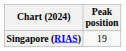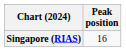(102, 38) 19 -> (102, 38) 16
